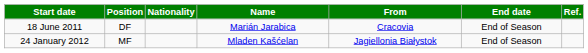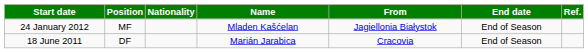rows swapped: (54, 27) <-> (54, 41)
